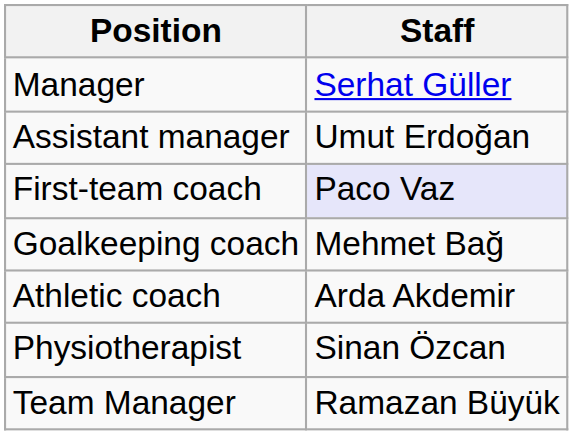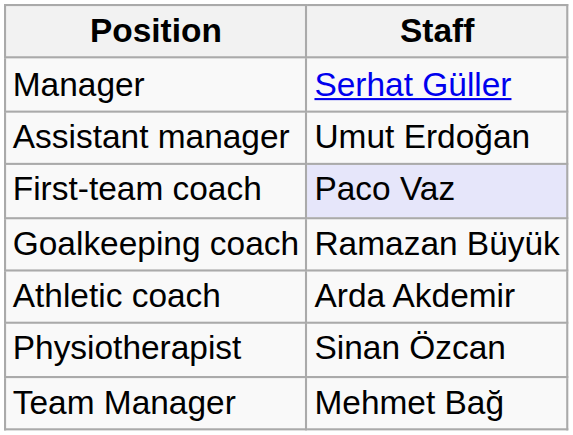(409, 243) Mehmet Bağ -> (437, 243) Ramazan Büyük
(437, 402) Ramazan Büyük -> (409, 402) Mehmet Bağ
